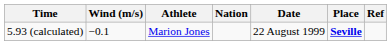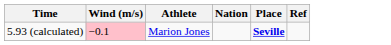- column: (289, 13)
(99, 31) no background -> (99, 31) pink background
